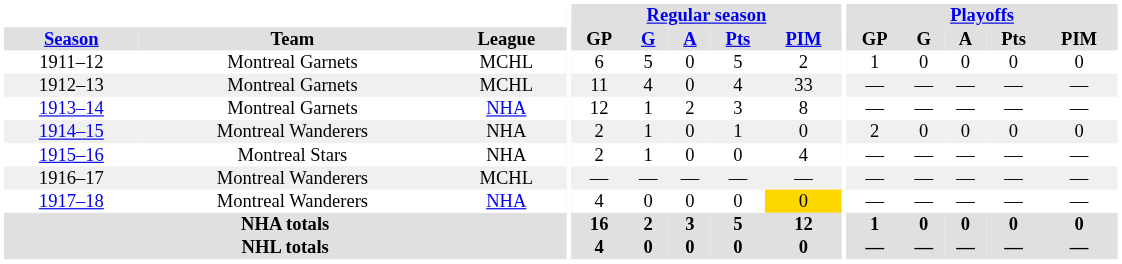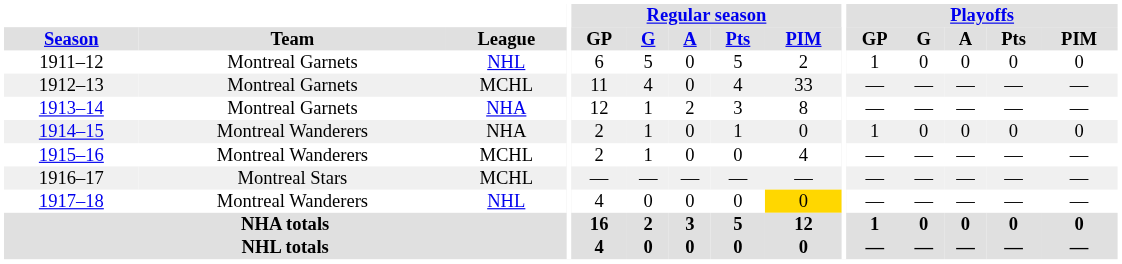(506, 61) MCHL -> (506, 61) NHL
(875, 131) 2 -> (875, 131) 1
(292, 154) Montreal Stars -> (292, 154) Montreal Wanderers
(506, 154) NHA -> (506, 154) MCHL
(292, 177) Montreal Wanderers -> (292, 177) Montreal Stars
(506, 201) NHA -> (506, 201) NHL
